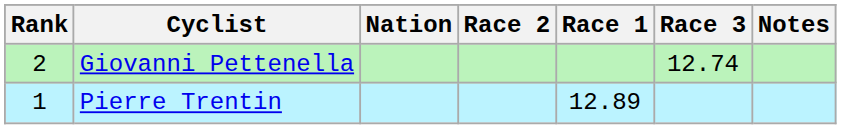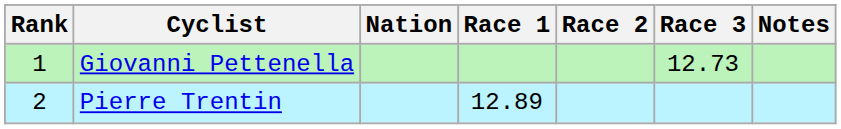columns swapped: (605, 25) <-> (507, 25)
(40, 64) 2 -> (40, 64) 1
(703, 64) 12.74 -> (703, 64) 12.73
(40, 103) 1 -> (40, 103) 2
